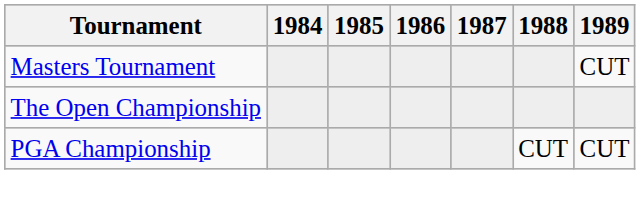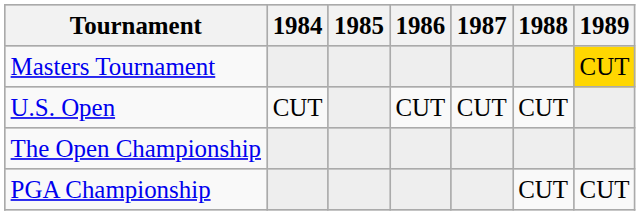(605, 66) no background -> (605, 66) gold background
+ row: (63, 107)
